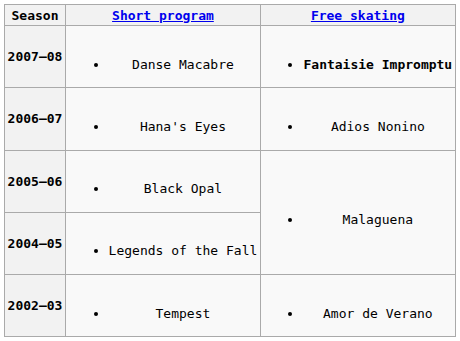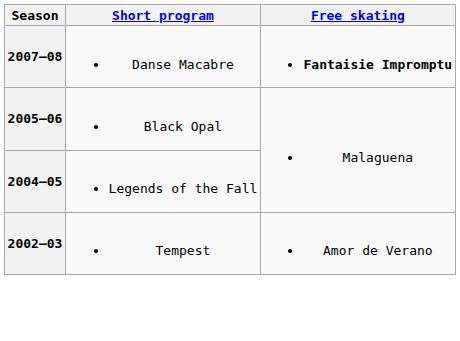- row: (35, 119)
